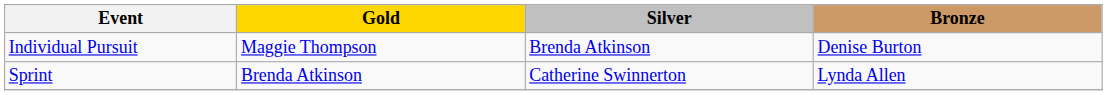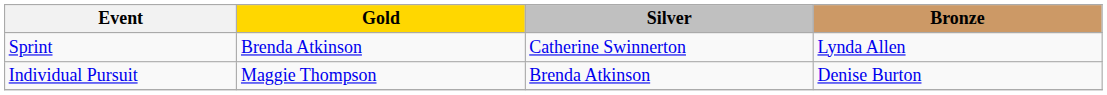rows swapped: (31, 75) <-> (73, 47)
